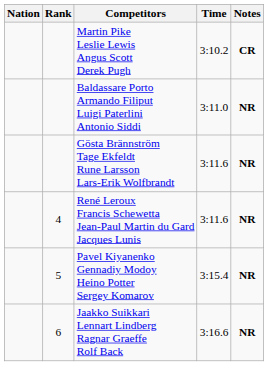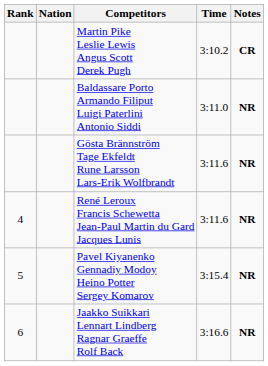columns swapped: (58, 13) <-> (23, 13)
